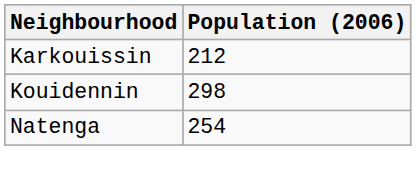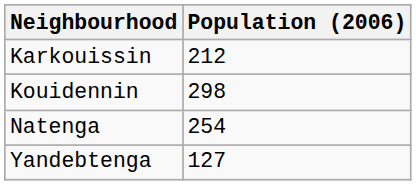+ row: (81, 162)
